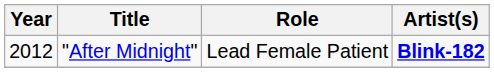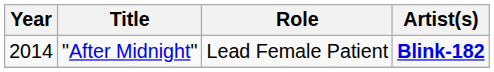(31, 51) 2012 -> (31, 51) 2014
